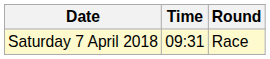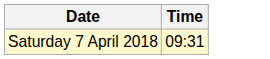- column: (237, 16)
